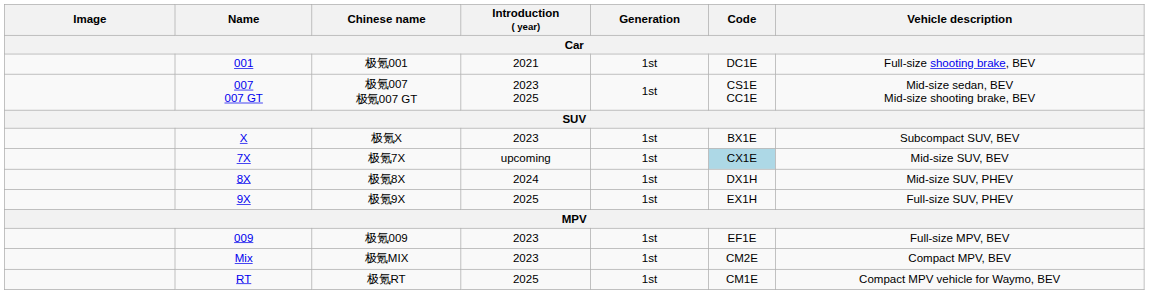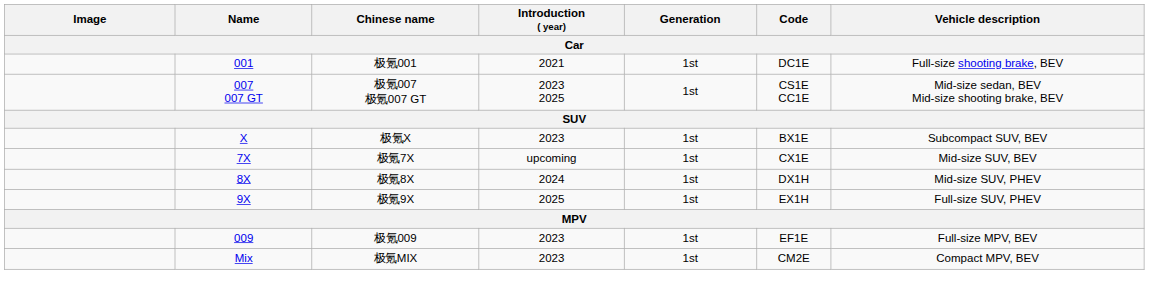(742, 158) lightblue background -> (794, 158) no background
- row: (387, 278)
